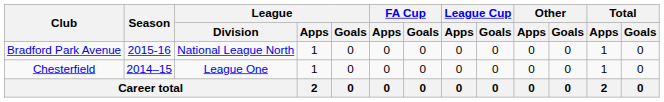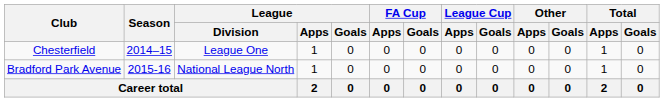rows swapped: (64, 69) <-> (64, 50)
